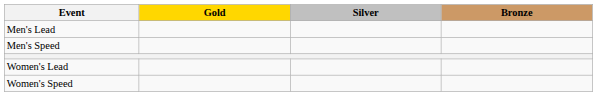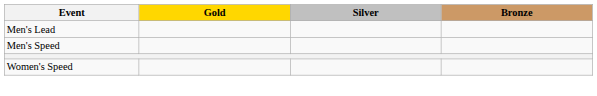- row: (37, 67)
